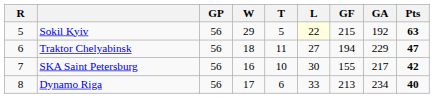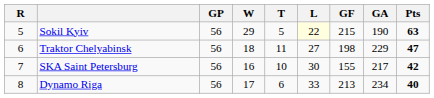(380, 31) 192 -> (380, 31) 190
(347, 48) 194 -> (347, 48) 198
